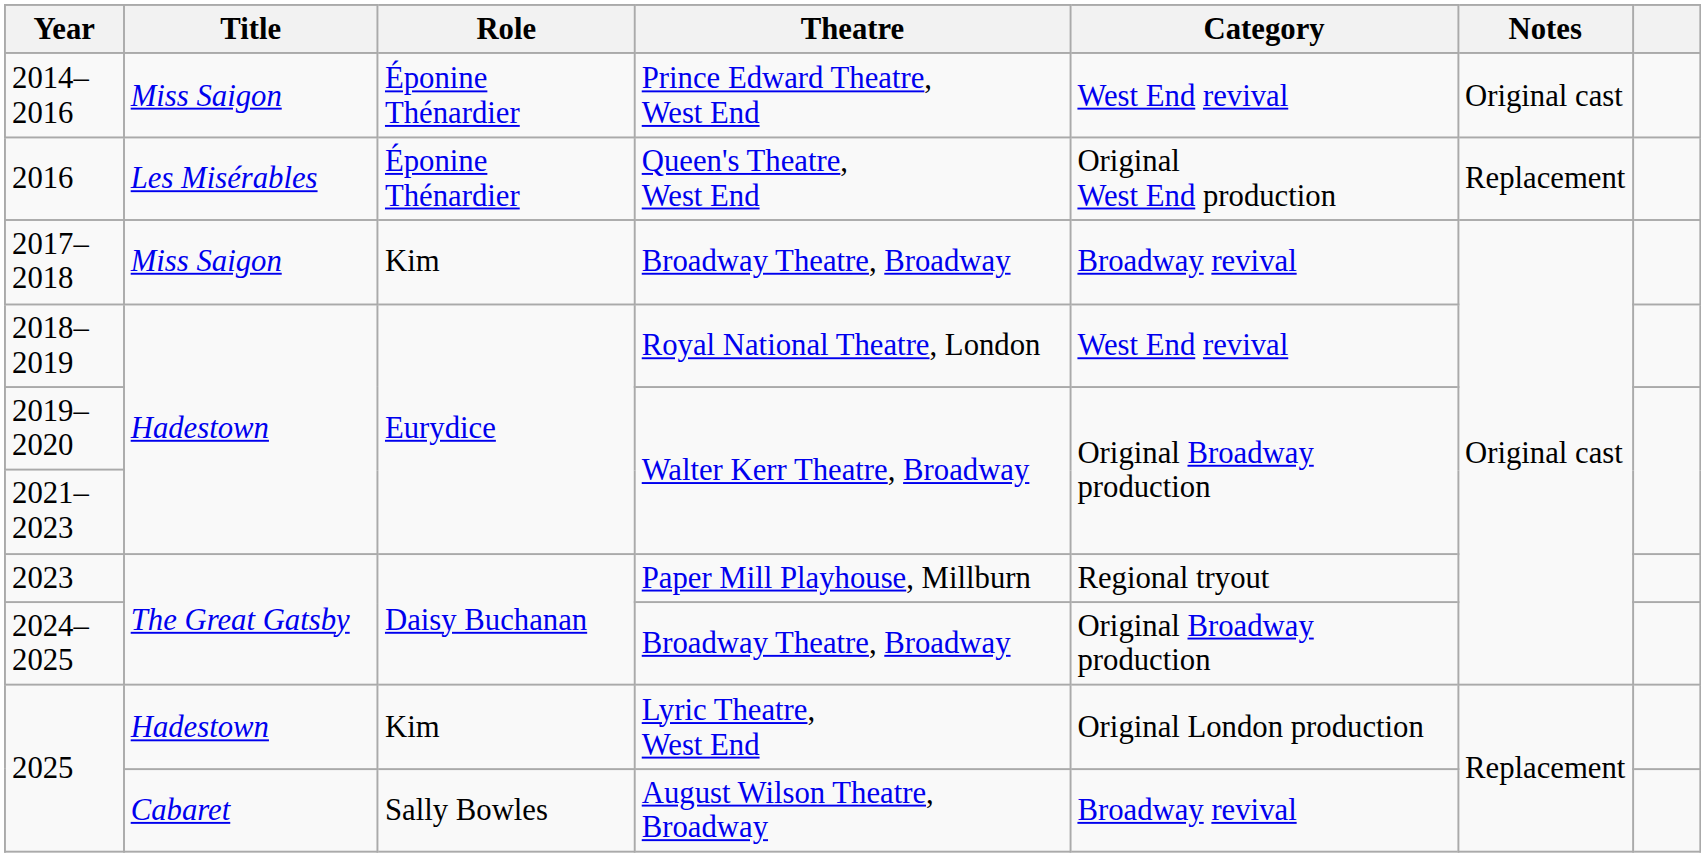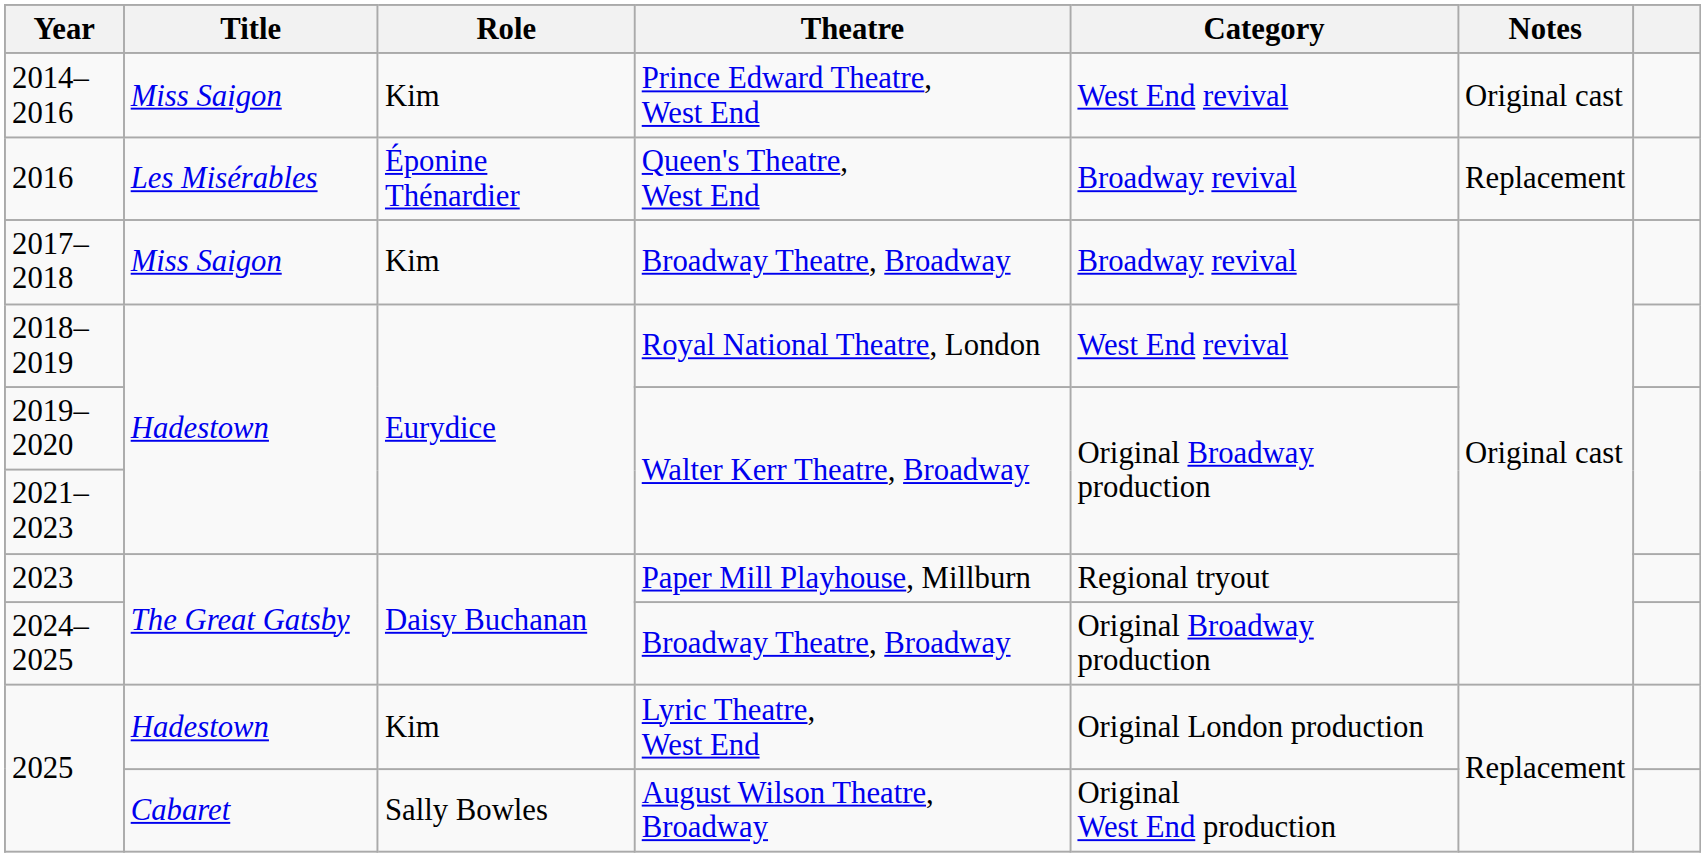(452, 94) Éponine Thénardier -> (412, 94) Kim
(1207, 178) Original West End production -> (1187, 178) Broadway revival
(1187, 809) Broadway revival -> (1207, 809) Original West End production
